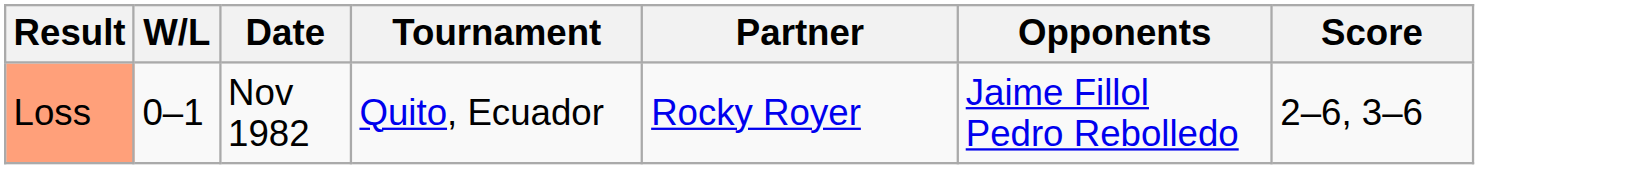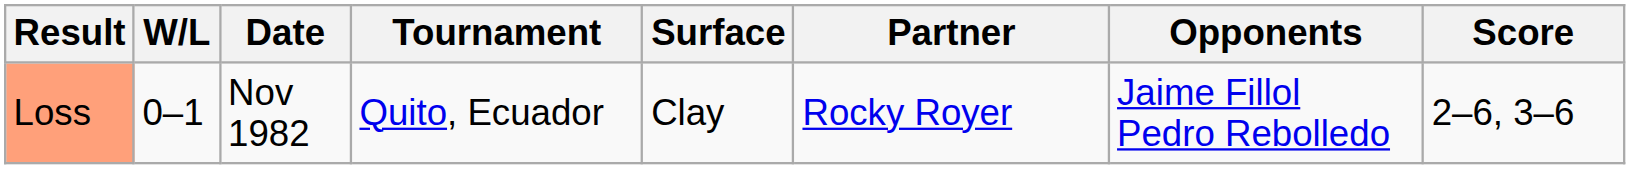+ column: (718, 33)
